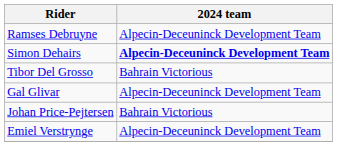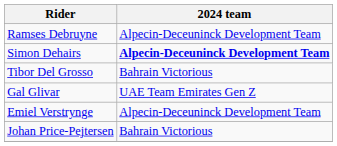(220, 92) Alpecin-Deceuninck Development Team -> (188, 92) UAE Team Emirates Gen Z
rows swapped: (60, 111) <-> (50, 131)
